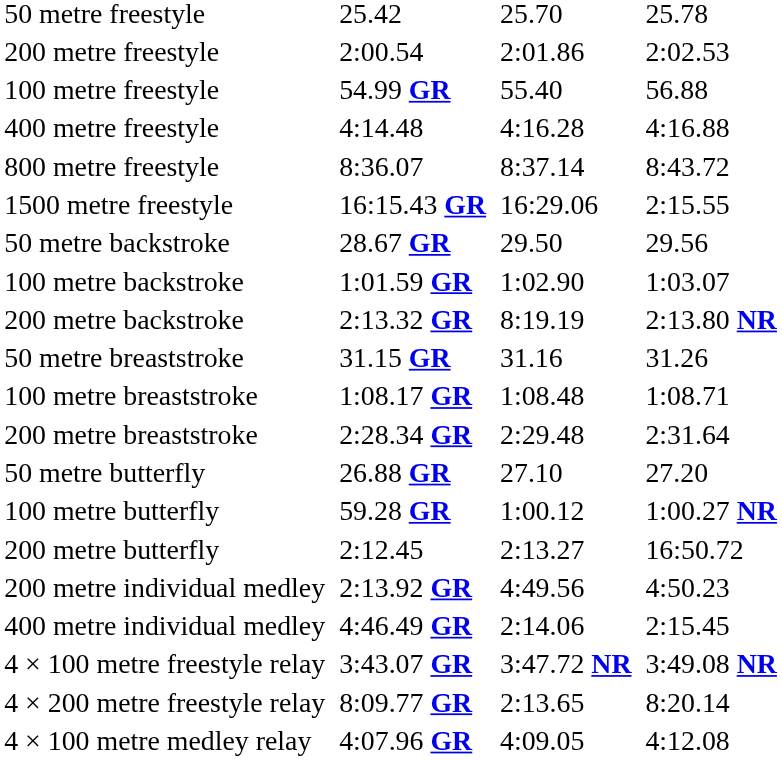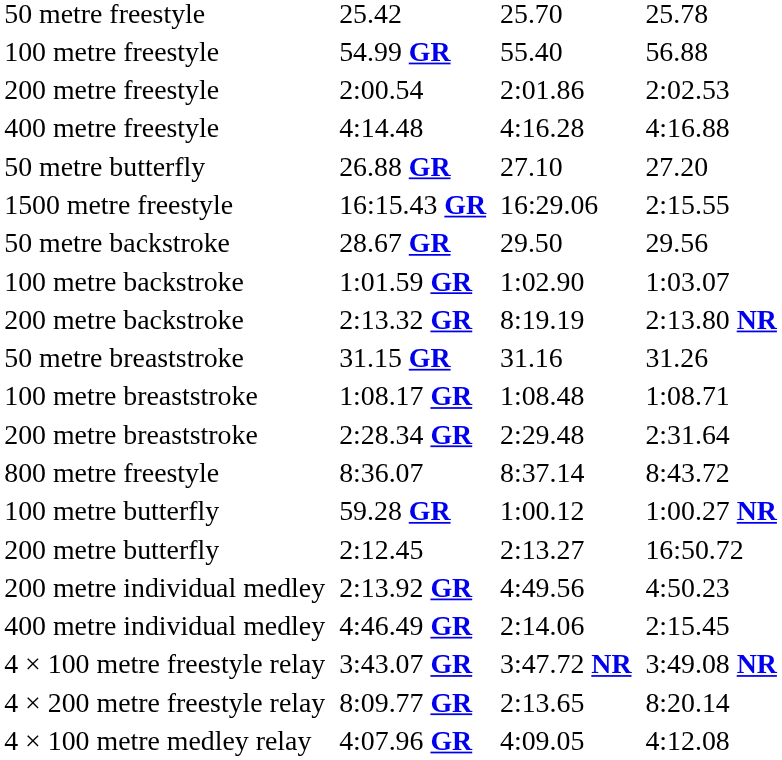rows swapped: (112, 90) <-> (112, 51)
rows swapped: (112, 166) <-> (105, 472)
